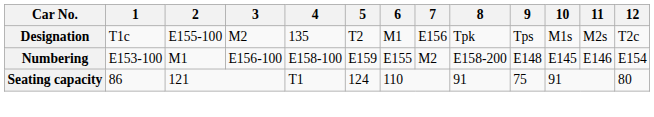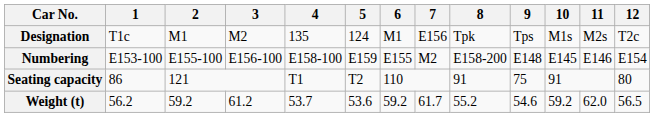(195, 36) E155-100 -> (178, 36) M1
(356, 36) T2 -> (358, 36) 124
(178, 58) M1 -> (195, 58) E155-100
(358, 79) 124 -> (356, 79) T2
+ row: (55, 101)
